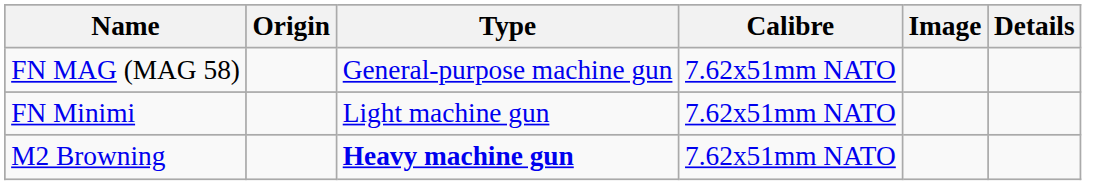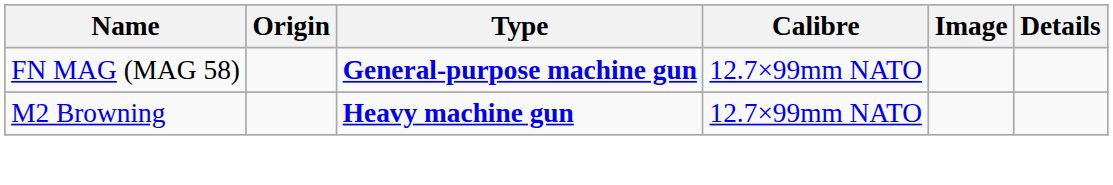(508, 69) normal -> (520, 69) bold
(790, 69) 7.62x51mm NATO -> (816, 69) 12.7×99mm NATO
- row: (73, 112)
(790, 156) 7.62x51mm NATO -> (816, 112) 12.7×99mm NATO
